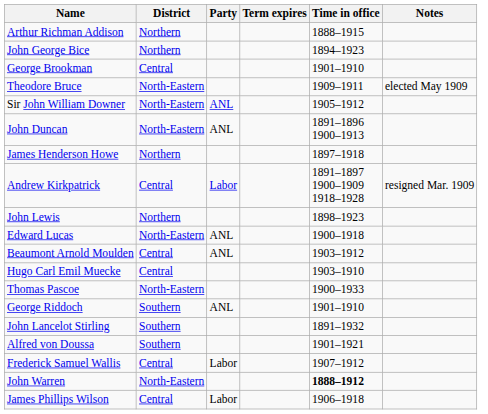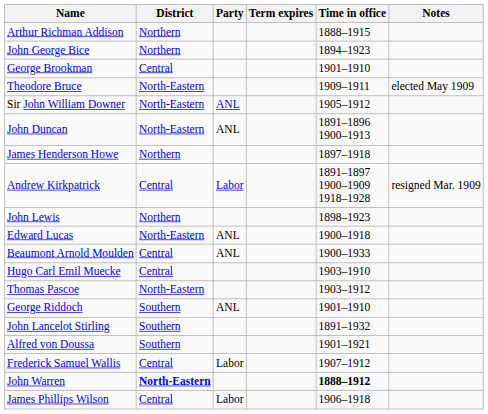(338, 253) 1903–1912 -> (344, 253) 1900–1933
(338, 290) 1900–1933 -> (344, 290) 1903–1912
(172, 381) normal -> (175, 381) bold
